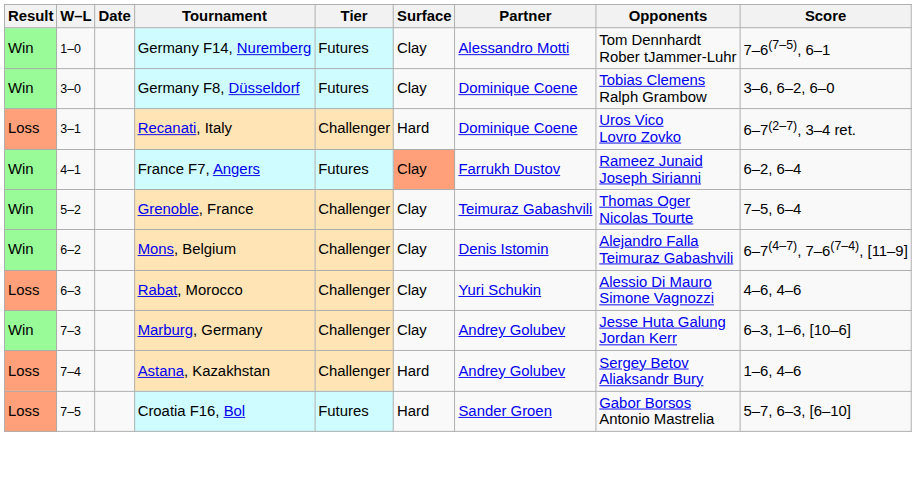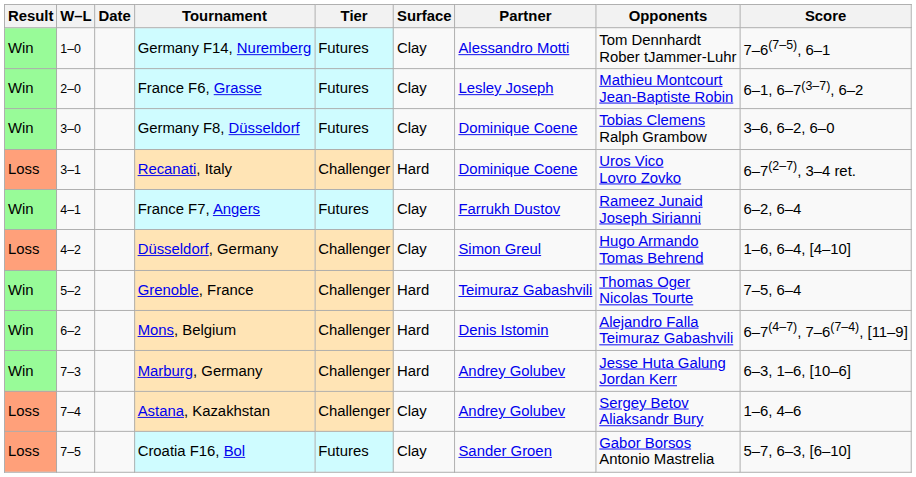+ row: (200, 88)
(412, 169) lightsalmon background -> (412, 209) no background
+ row: (208, 249)
(412, 209) Clay -> (413, 290) Hard
(412, 249) Clay -> (413, 330) Hard
- row: (190, 290)
(412, 330) Clay -> (413, 370) Hard
(413, 370) Hard -> (412, 411) Clay
(413, 411) Hard -> (412, 451) Clay
